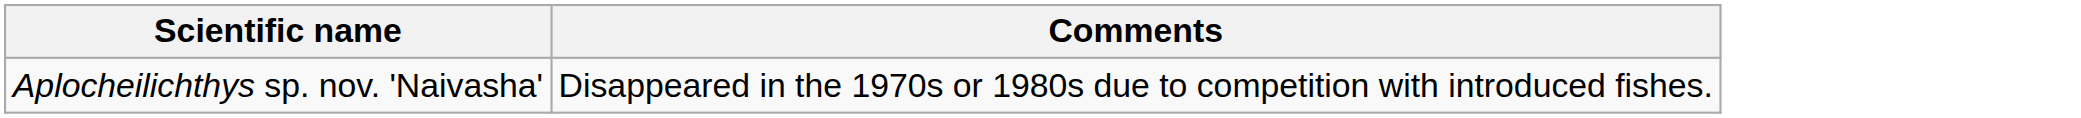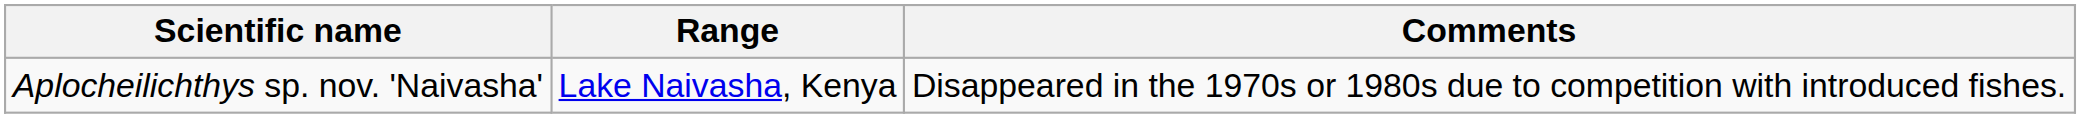+ column: (727, 31)
